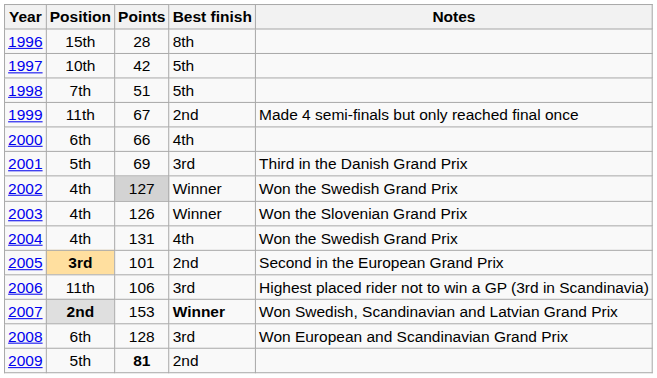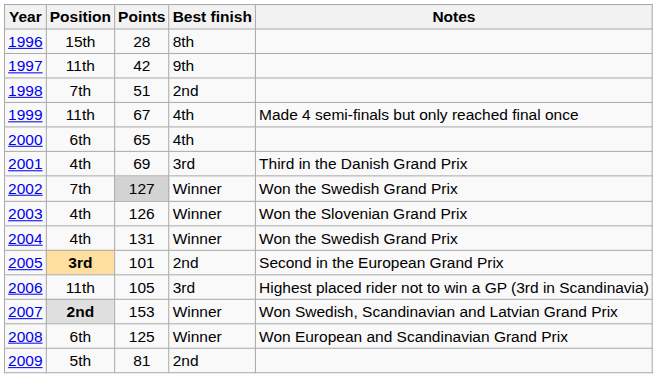(80, 66) 10th -> (80, 66) 11th
(183, 66) 5th -> (183, 66) 9th
(183, 91) 5th -> (186, 91) 2nd
(186, 115) 2nd -> (183, 115) 4th
(142, 140) 66 -> (142, 140) 65
(80, 164) 5th -> (80, 164) 4th
(80, 189) 4th -> (80, 189) 7th
(183, 238) 4th -> (197, 238) Winner
(142, 287) 106 -> (142, 287) 105
(199, 311) bold -> (197, 311) normal
(142, 336) 128 -> (142, 336) 125
(184, 336) 3rd -> (197, 336) Winner
(142, 361) bold -> (142, 361) normal
